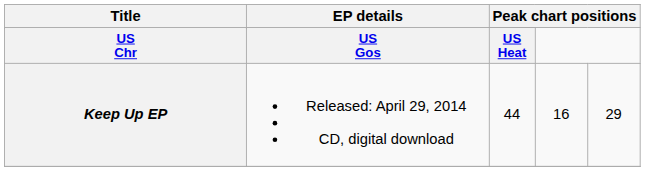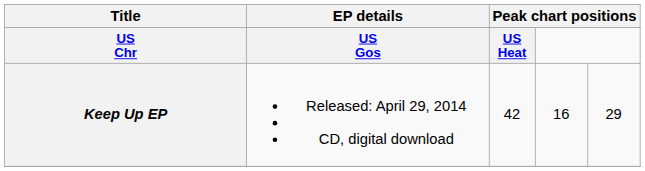(512, 114) 44 -> (512, 114) 42
